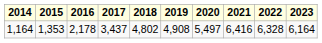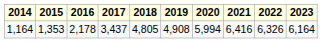(145, 29) 4,802 -> (145, 29) 4,805
(208, 29) 5,497 -> (208, 29) 5,994
(270, 29) 6,328 -> (270, 29) 6,326
